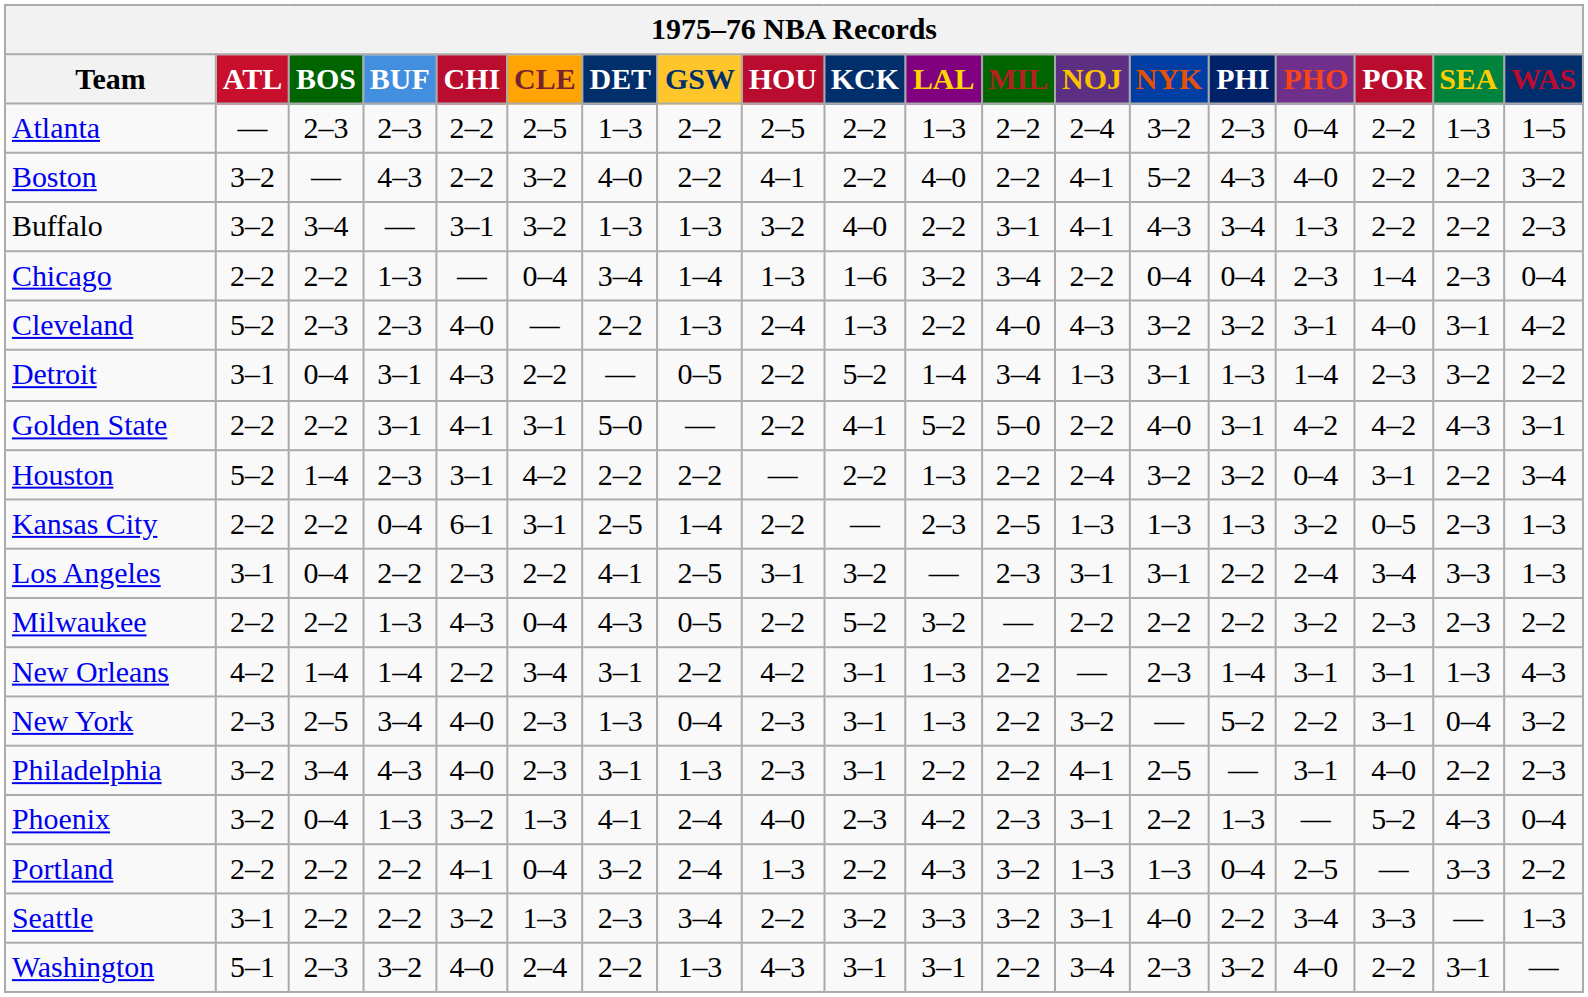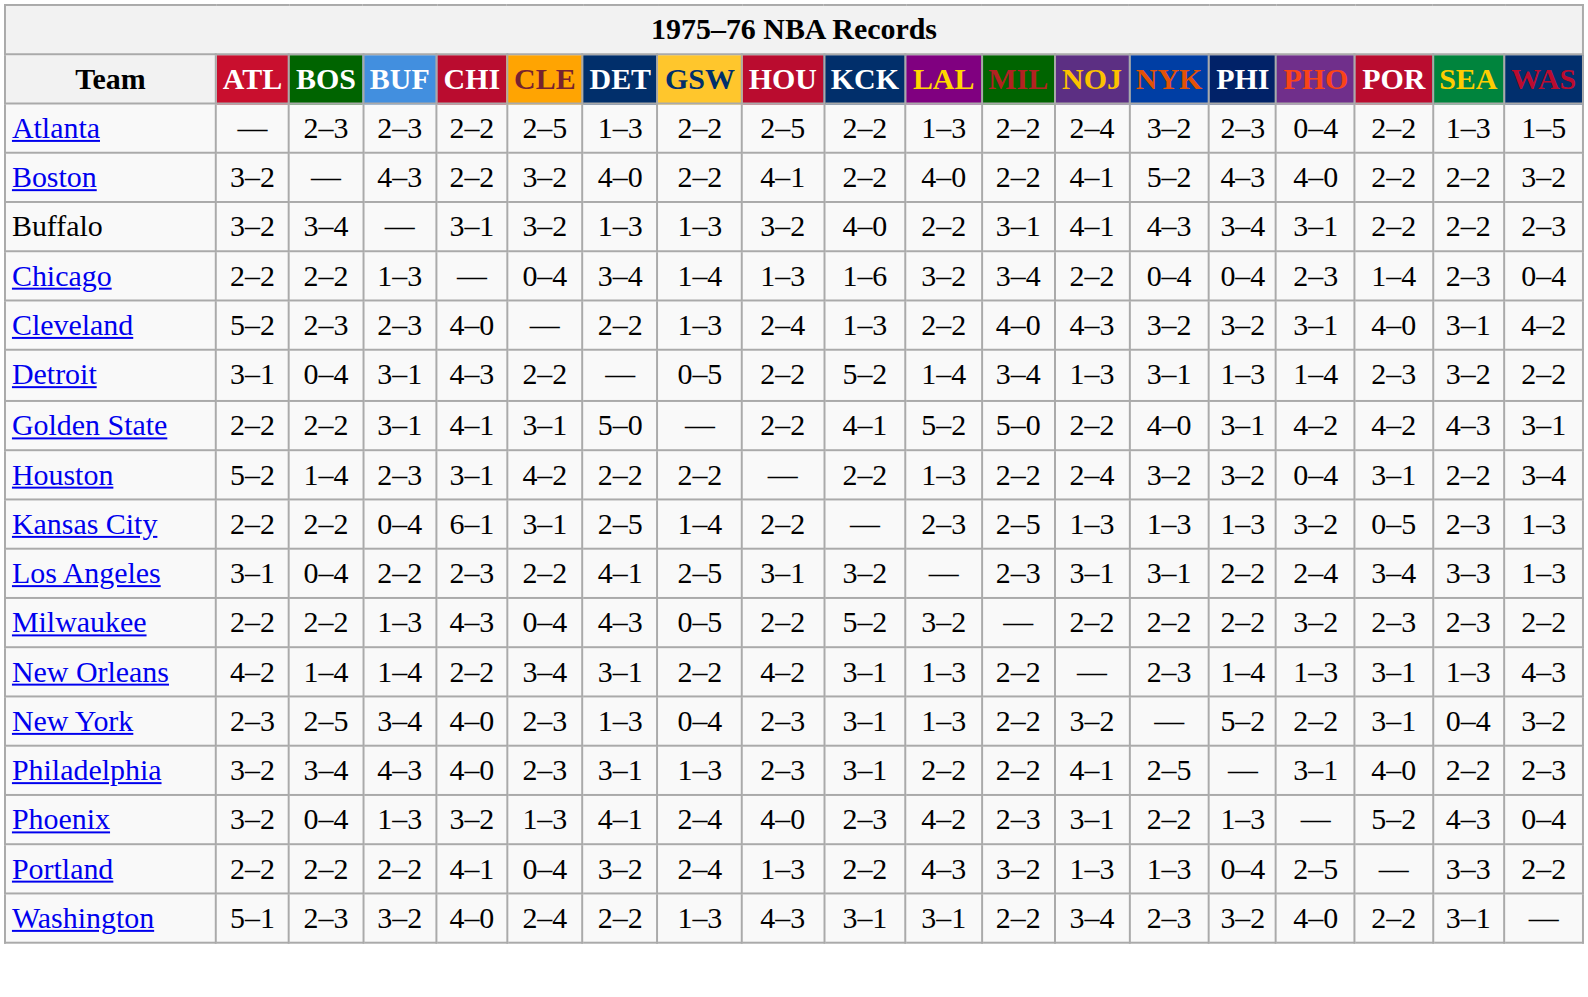(1316, 226) 1–3 -> (1316, 226) 3–1
(1316, 671) 3–1 -> (1316, 671) 1–3
- row: (53, 918)
